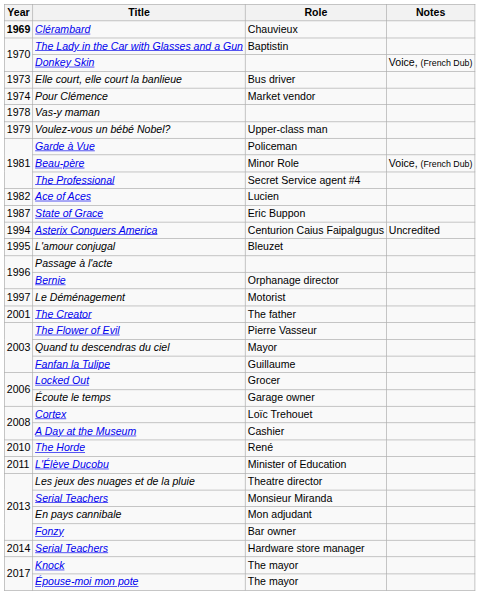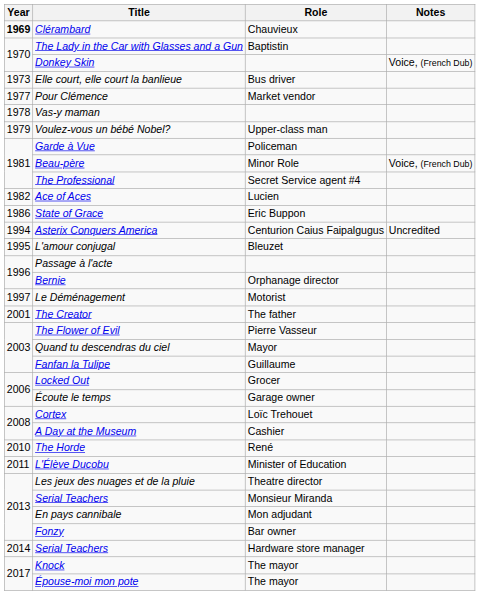(19, 96) 1974 -> (19, 96) 1977
(19, 213) 1987 -> (19, 213) 1986
